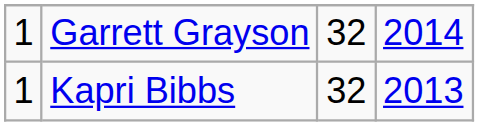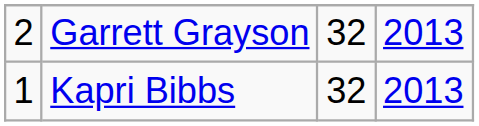(24, 33) 1 -> (24, 33) 2
(423, 33) 2014 -> (423, 33) 2013
